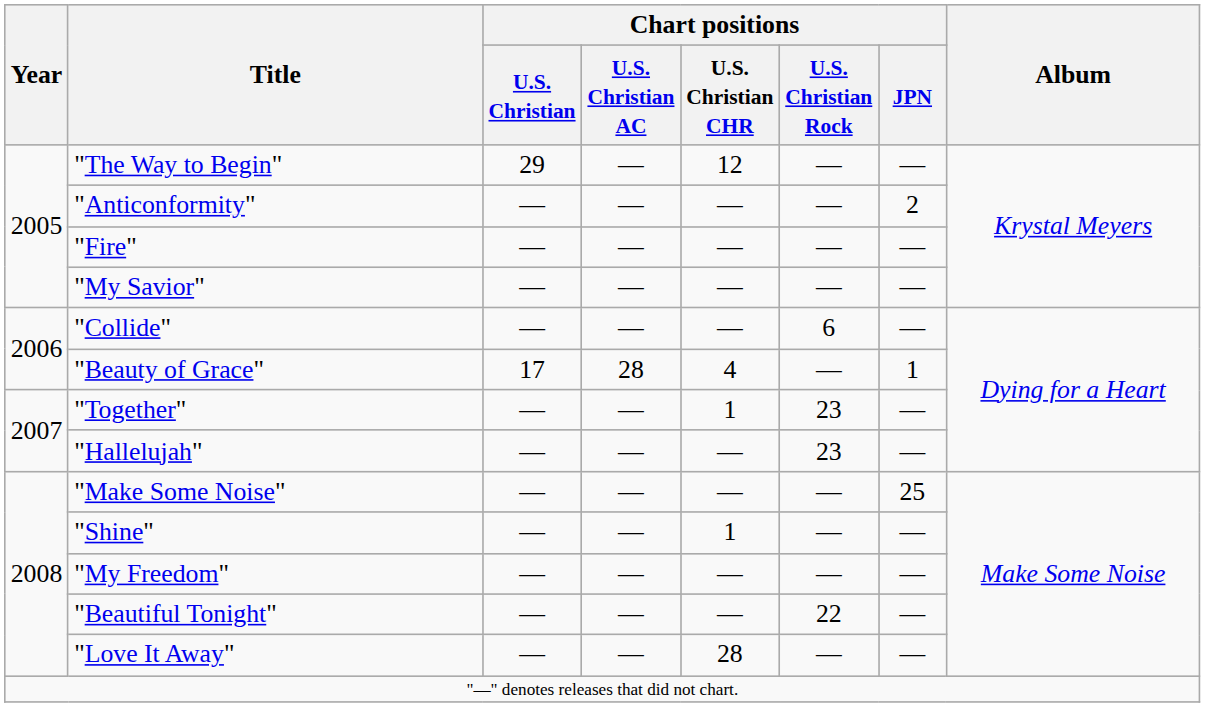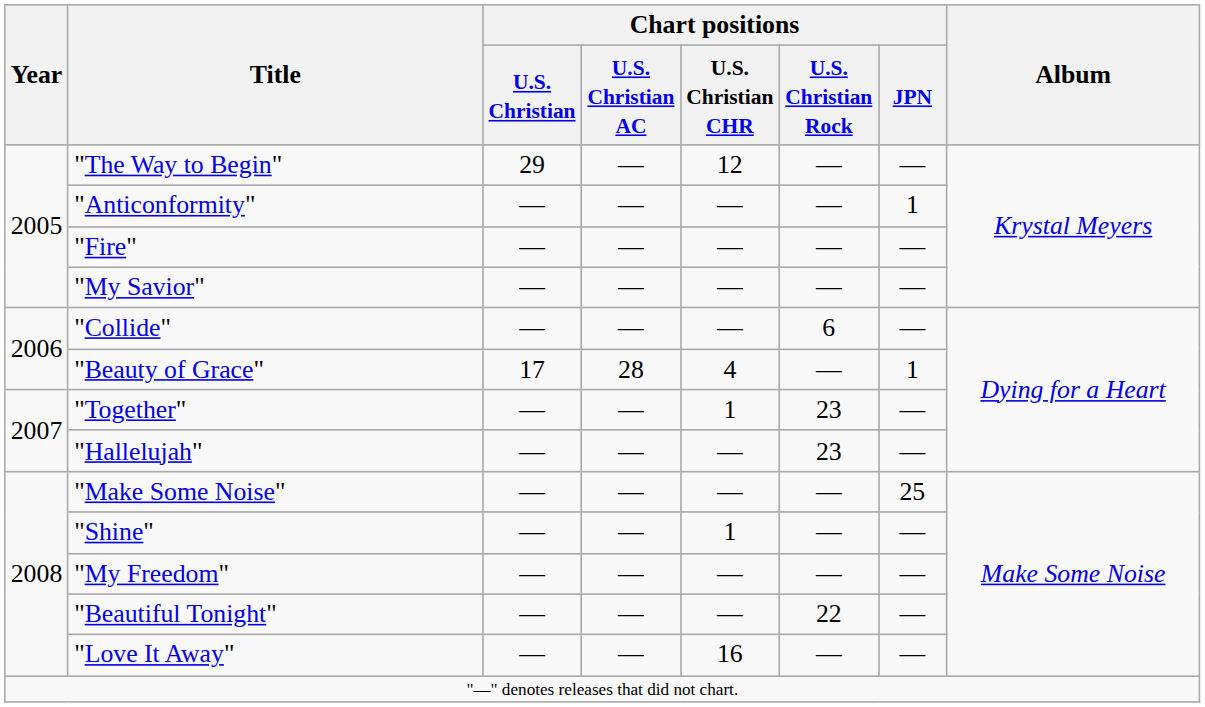(912, 205) 2 -> (912, 205) 1
(730, 654) 28 -> (730, 654) 16
